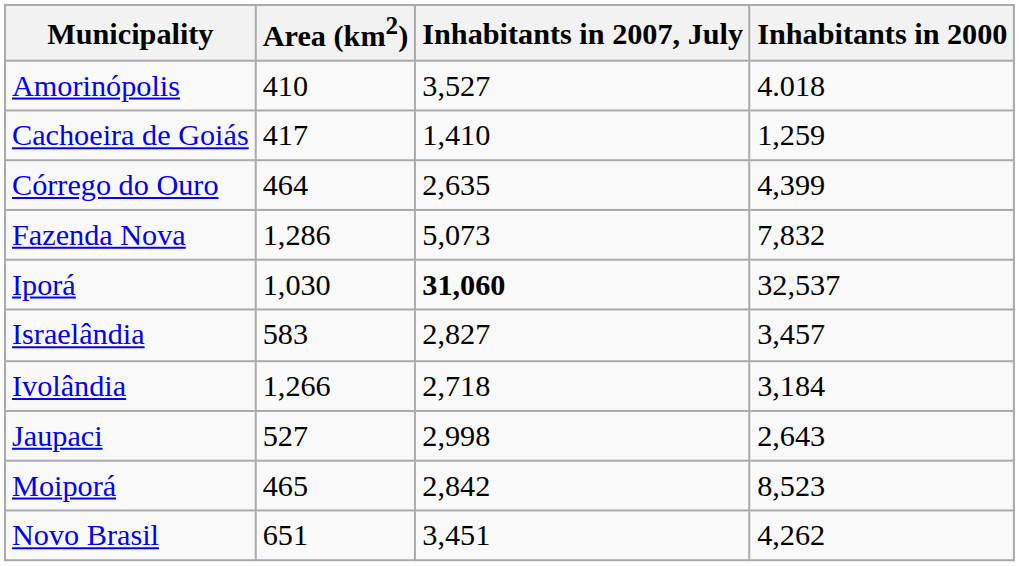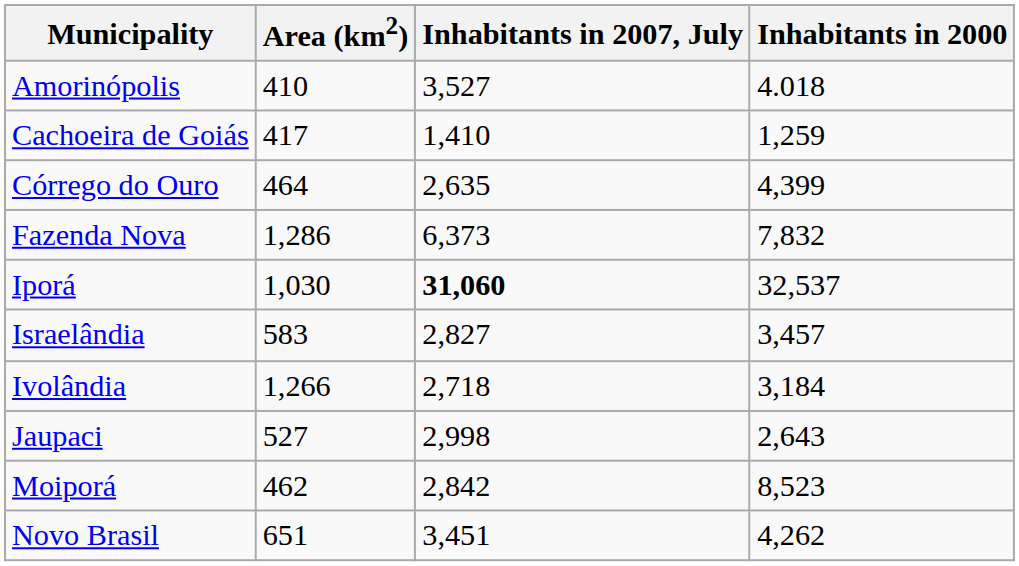(456, 235) 5,073 -> (456, 235) 6,373
(285, 484) 465 -> (285, 484) 462
